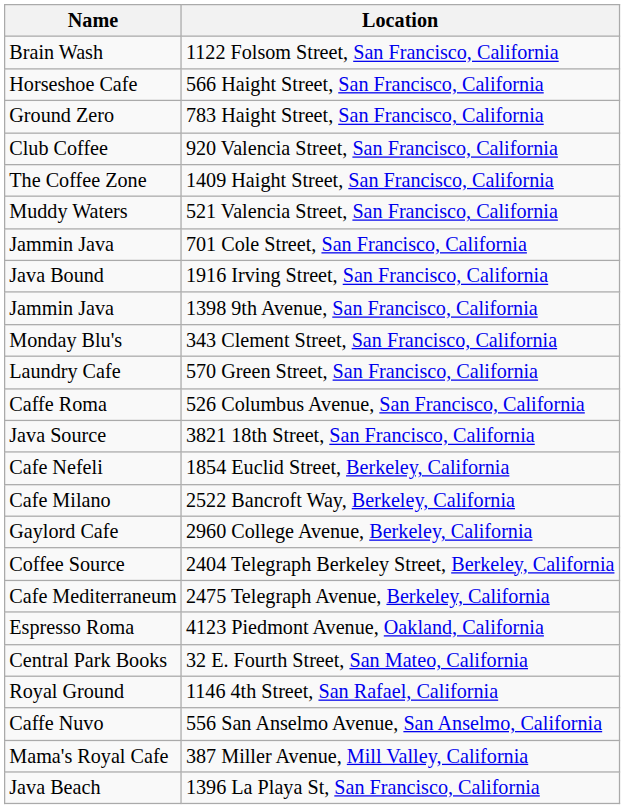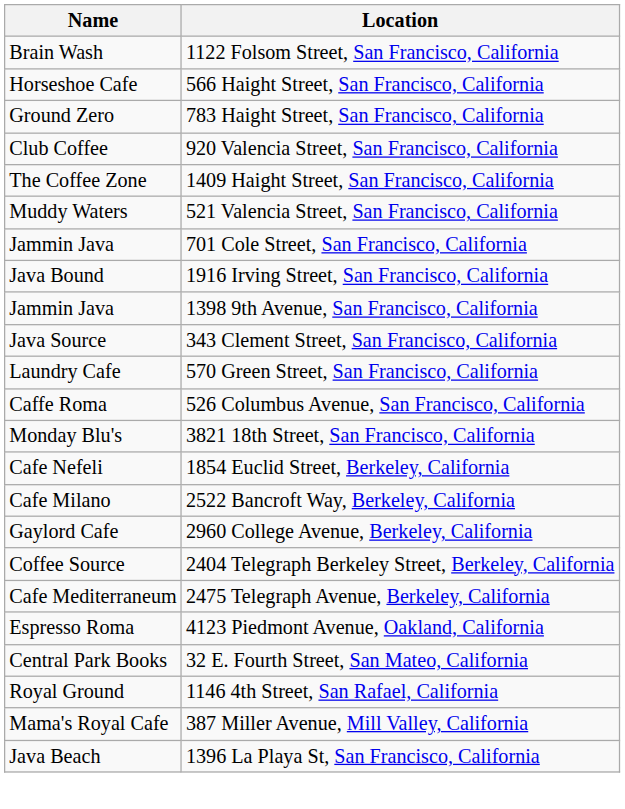(66, 340) Monday Blu's -> (58, 340) Java Source
(58, 436) Java Source -> (66, 436) Monday Blu's
- row: (394, 723)
